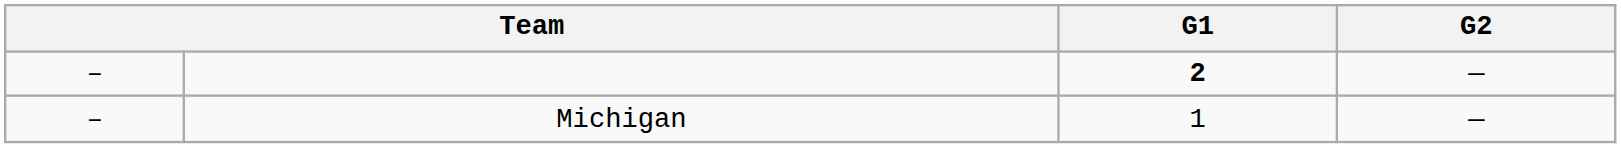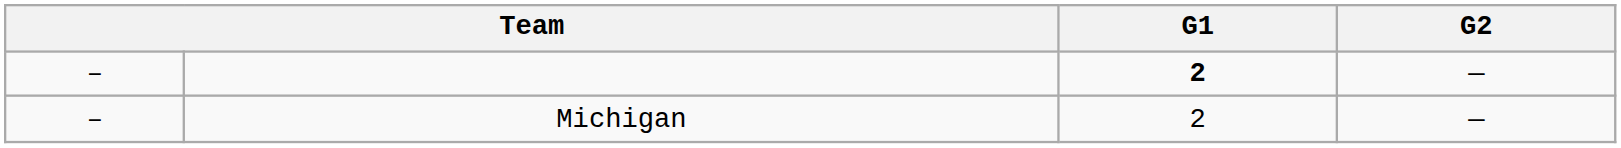(1198, 119) 1 -> (1198, 119) 2
